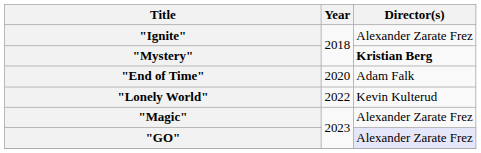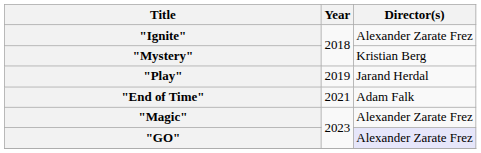(394, 55) bold -> (391, 55) normal
+ row: (163, 76)
(337, 76) 2020 -> (337, 96) 2021
- row: (163, 96)
